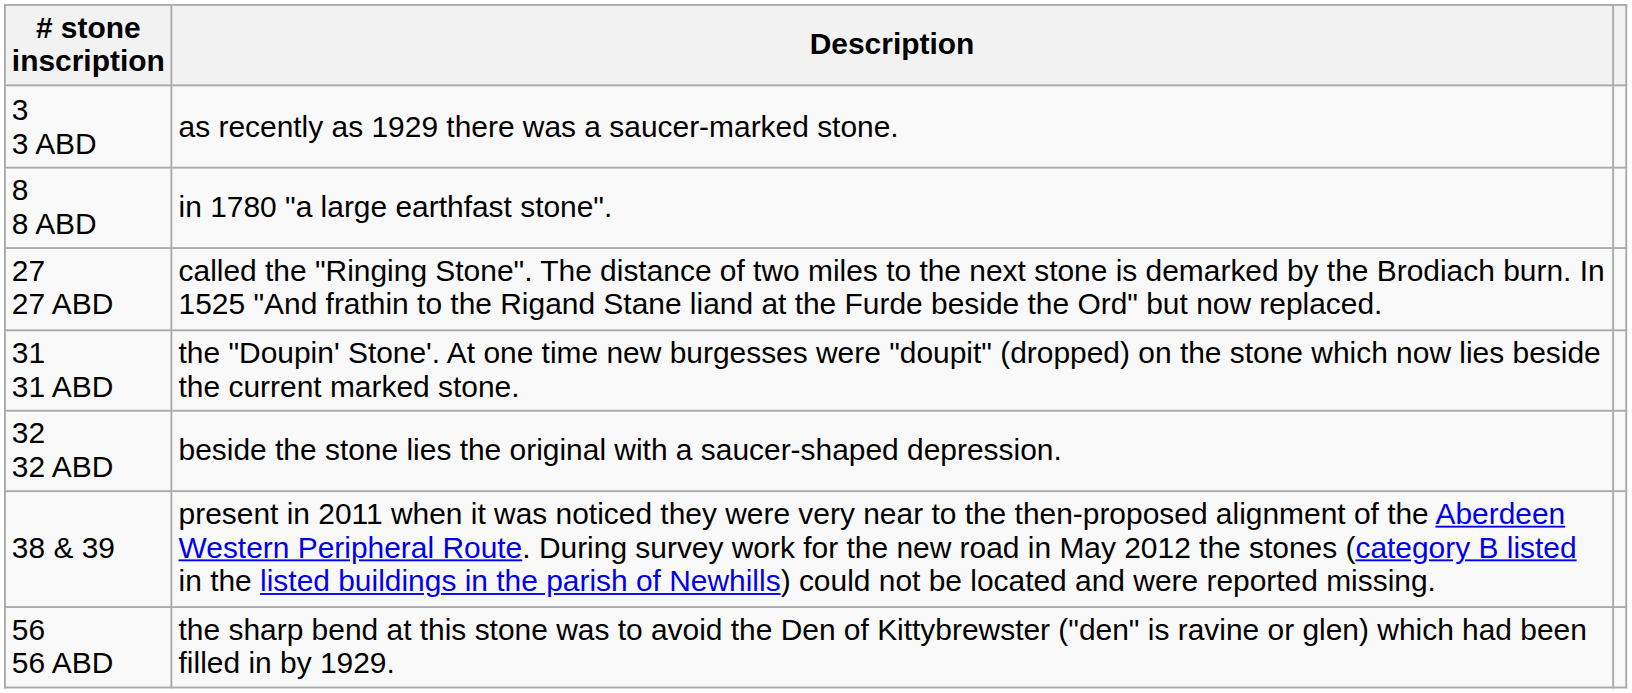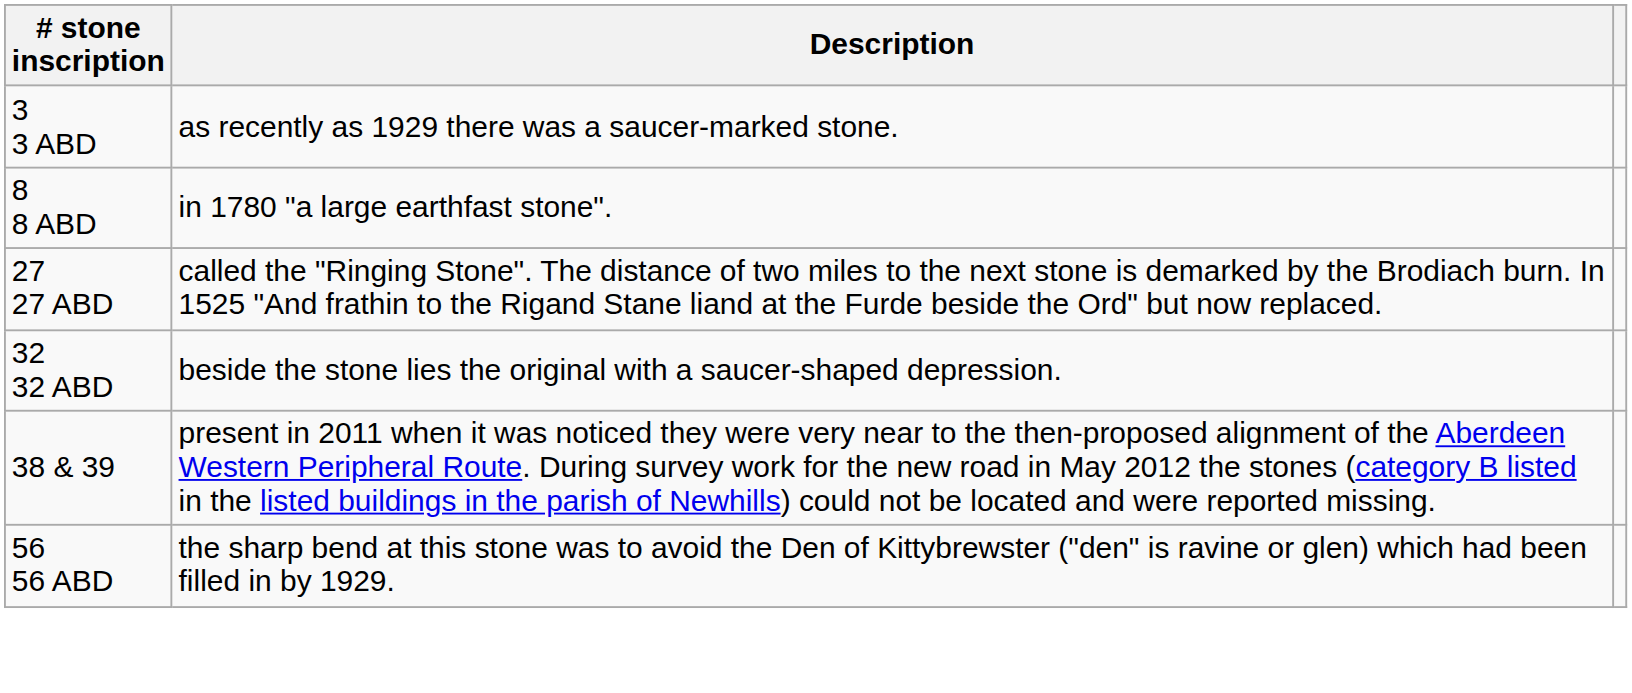- row: (63, 369)
